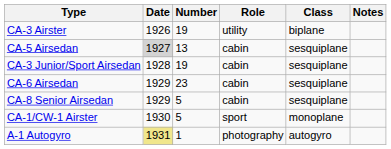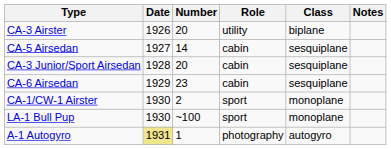(182, 30) 19 -> (182, 30) 20
(158, 48) lightgrey background -> (158, 48) no background
(182, 48) 13 -> (182, 48) 14
(182, 65) 19 -> (182, 65) 20
- row: (60, 100)
(178, 118) 5 -> (178, 100) 2
+ row: (41, 118)
